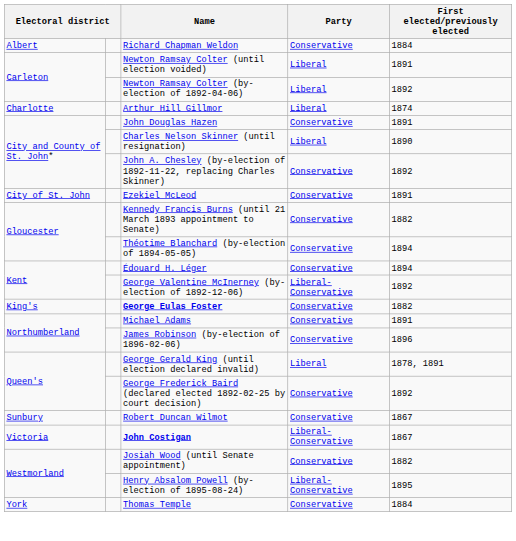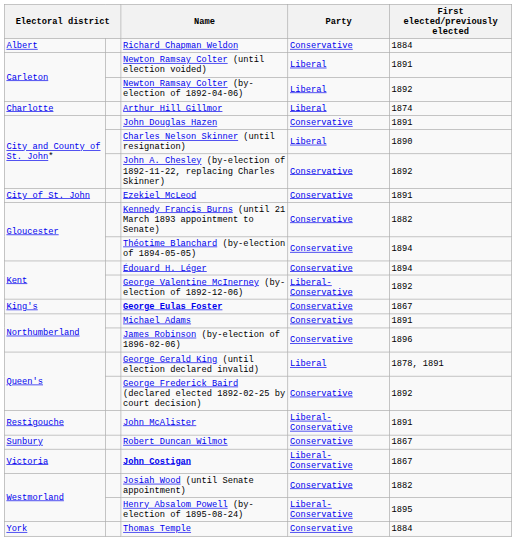(402, 307) 1882 -> (402, 307) 1867
+ row: (160, 423)
